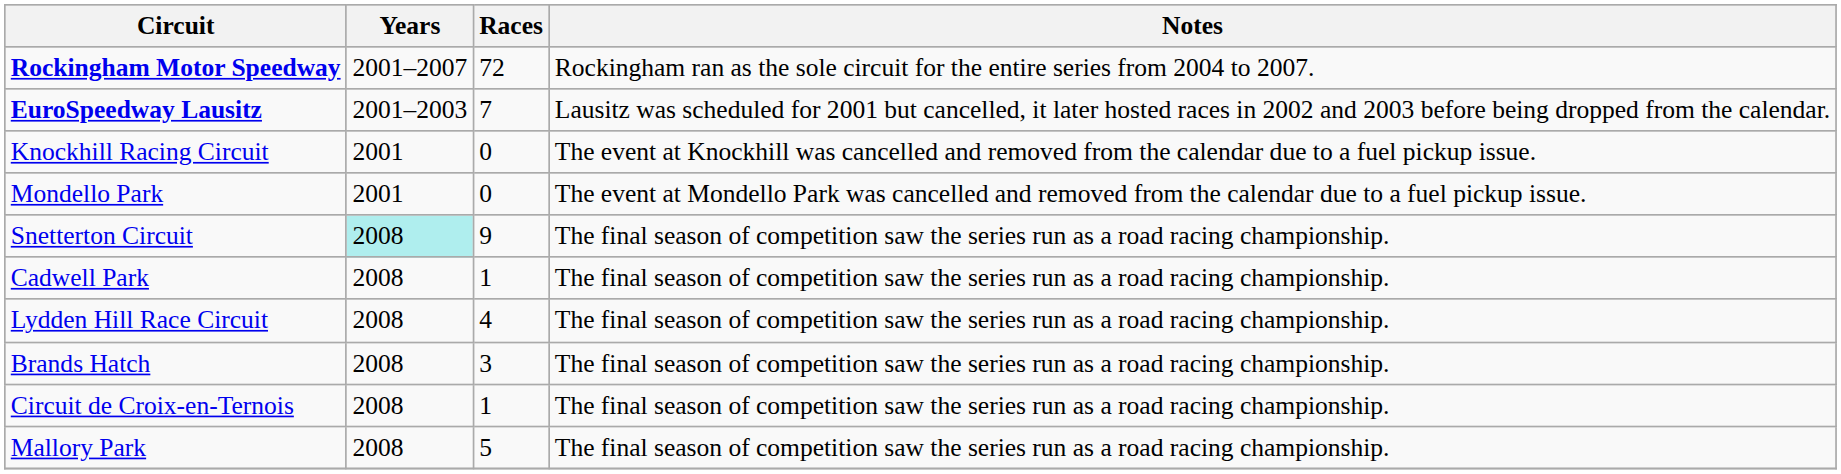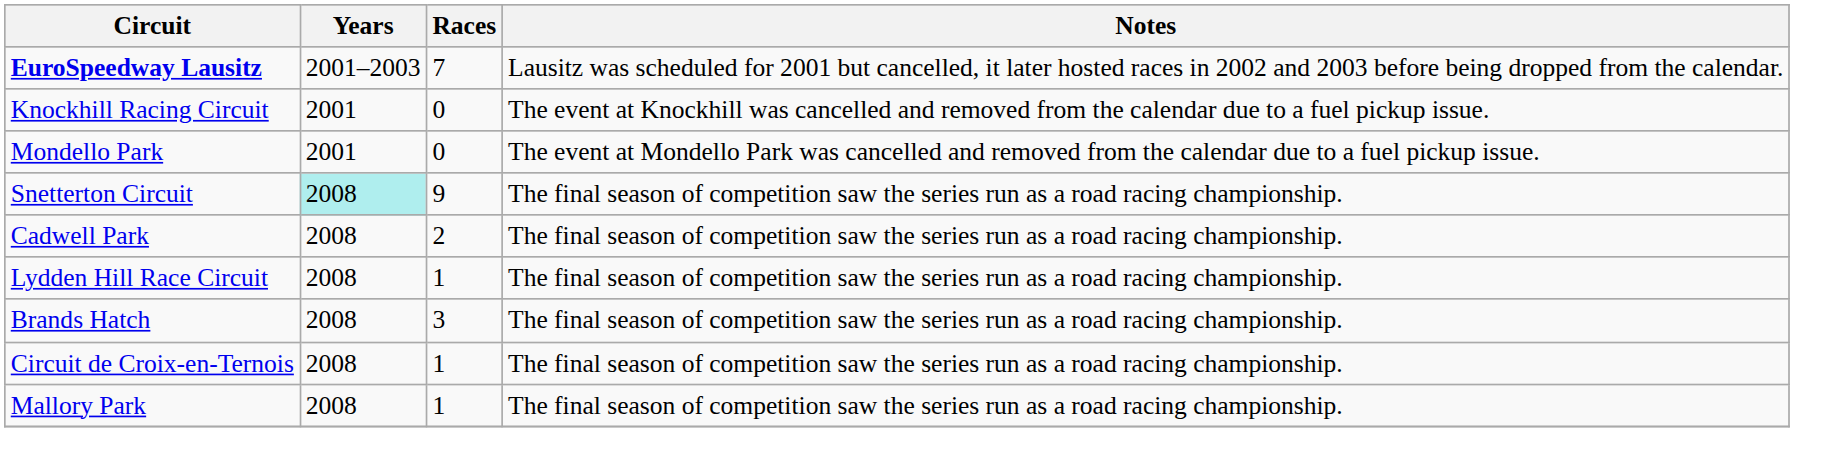- row: (176, 67)
(486, 278) 1 -> (439, 236) 2
(486, 320) 4 -> (439, 278) 1
(486, 446) 5 -> (439, 404) 1
